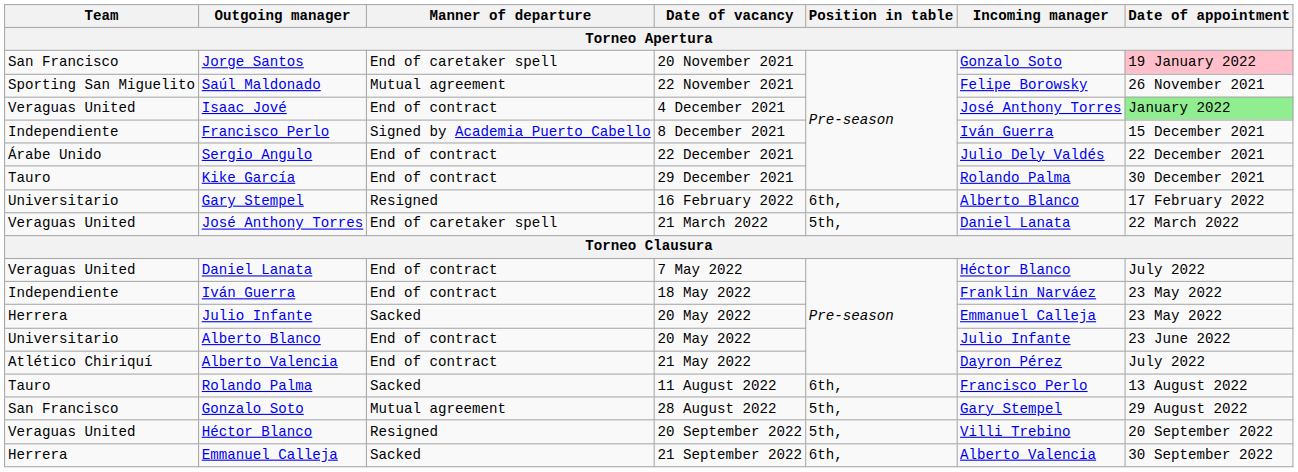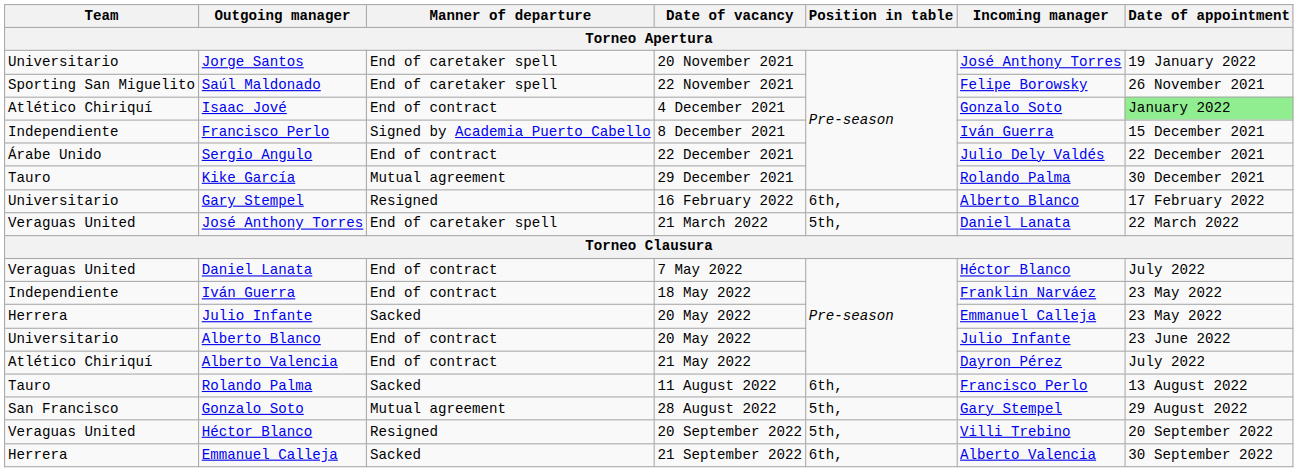(63, 62) San Francisco -> (63, 62) Universitario
(1011, 62) Gonzalo Soto -> (1041, 62) José Anthony Torres
(1192, 62) pink background -> (1192, 62) no background
(438, 85) Mutual agreement -> (464, 85) End of caretaker spell
(72, 108) Veraguas United -> (80, 108) Atlético Chiriquí
(1041, 108) José Anthony Torres -> (1011, 108) Gonzalo Soto
(434, 178) End of contract -> (438, 178) Mutual agreement
